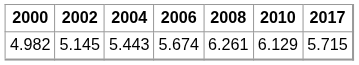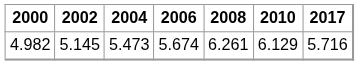(129, 45) 5.443 -> (129, 45) 5.473
(327, 45) 5.715 -> (327, 45) 5.716
